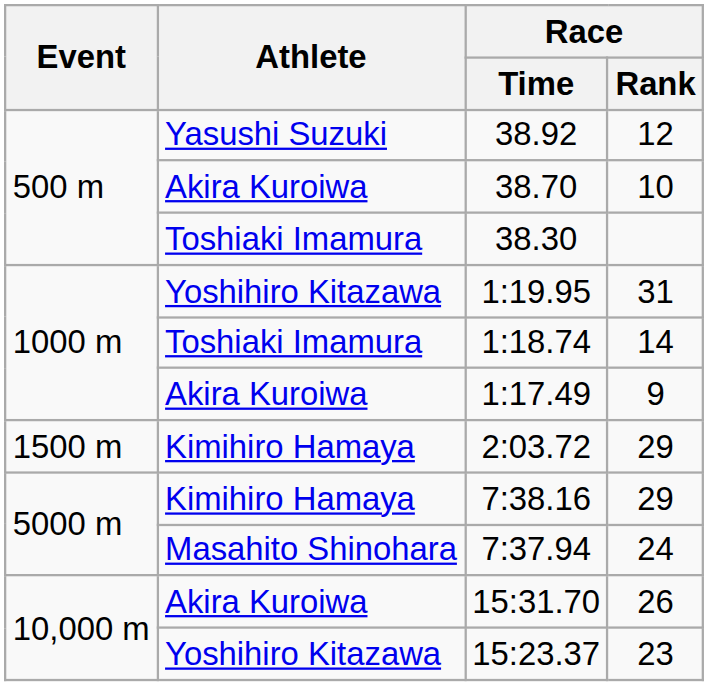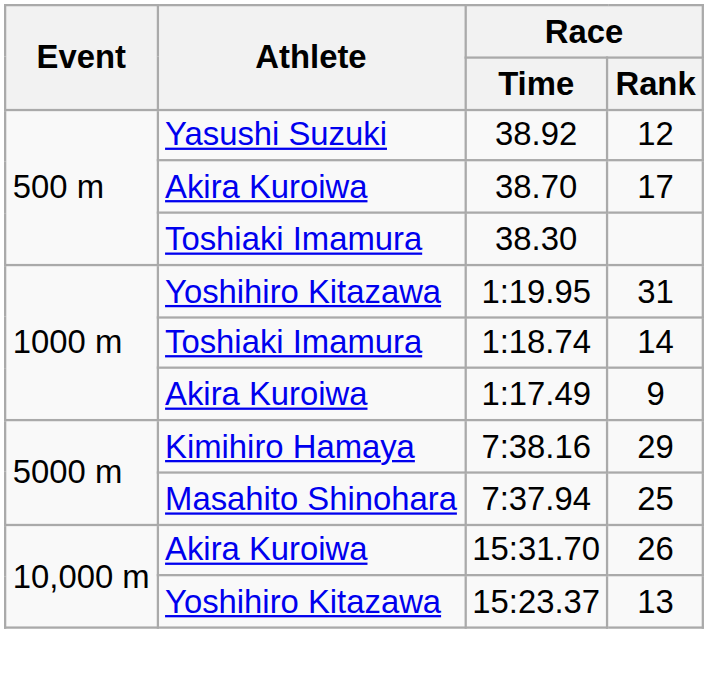(656, 187) 10 -> (656, 187) 17
- row: (536, 446)
(656, 550) 24 -> (656, 498) 25
(656, 654) 23 -> (656, 602) 13
